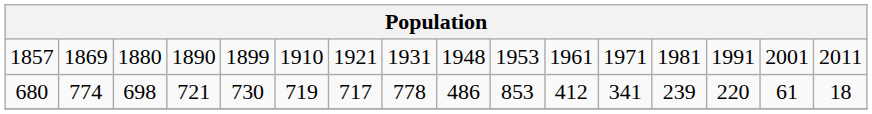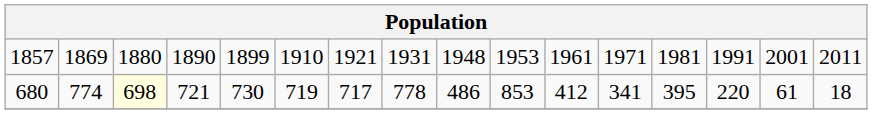(140, 91) no background -> (140, 91) lightyellow background
(679, 91) 239 -> (679, 91) 395
